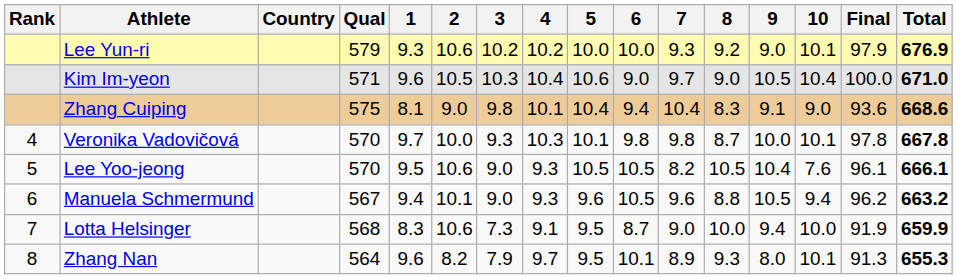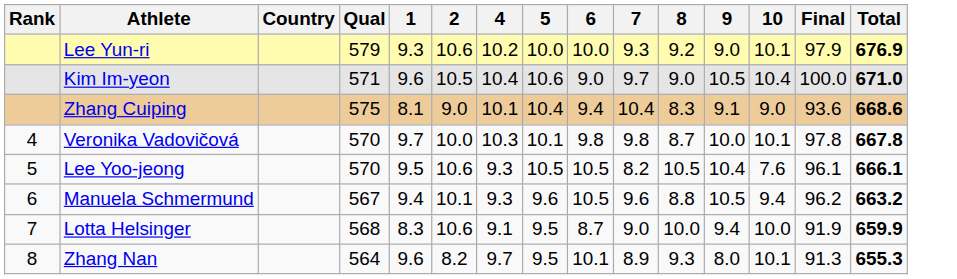- column: (500, 19)
